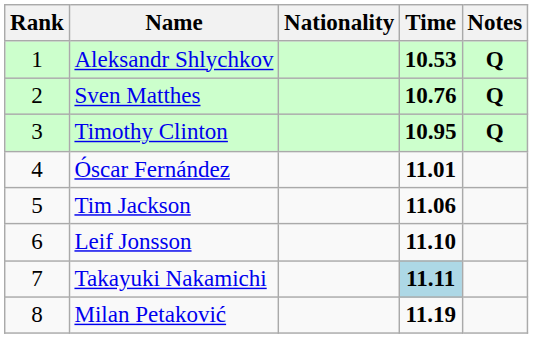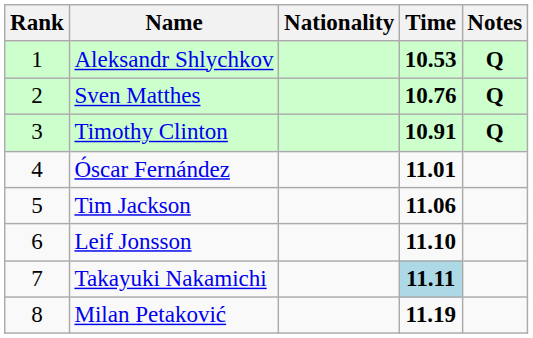(431, 132) 10.95 -> (431, 132) 10.91
